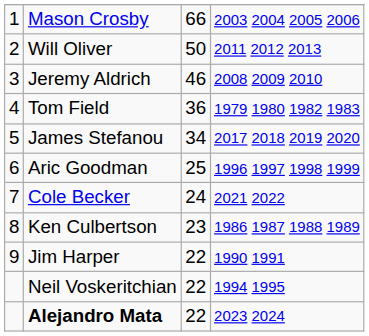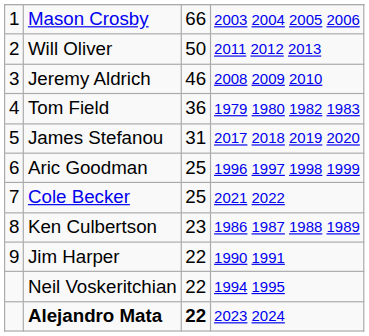(196, 138) 34 -> (196, 138) 31
(196, 197) 24 -> (196, 197) 25
(196, 316) normal -> (196, 316) bold
